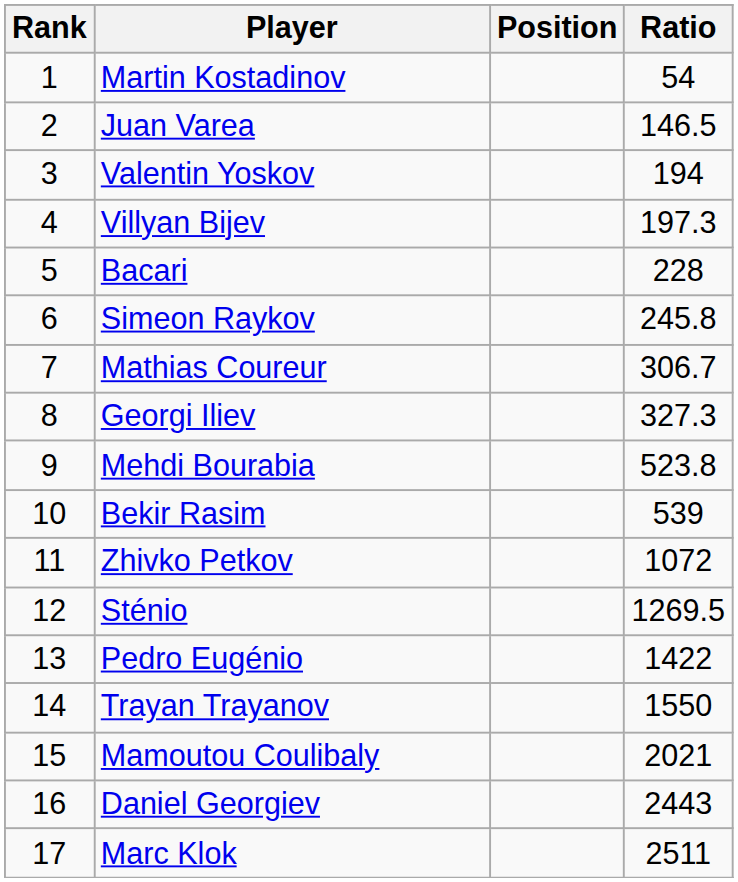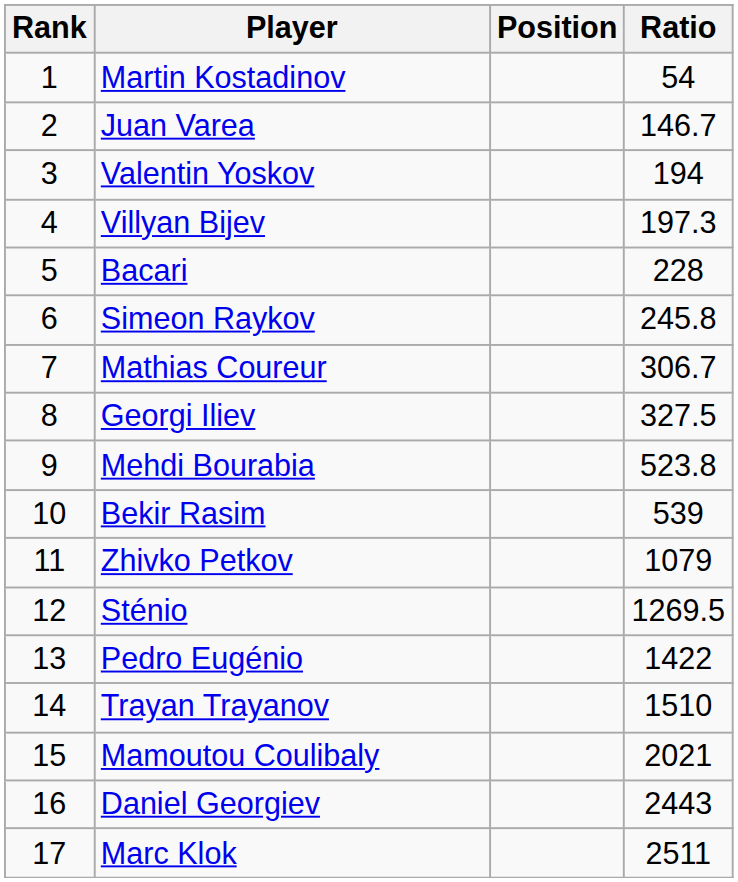(678, 125) 146.5 -> (678, 125) 146.7
(678, 416) 327.3 -> (678, 416) 327.5
(678, 561) 1072 -> (678, 561) 1079
(678, 707) 1550 -> (678, 707) 1510
